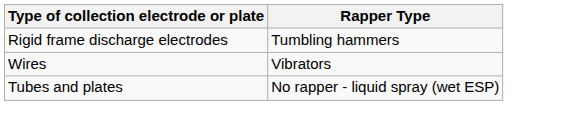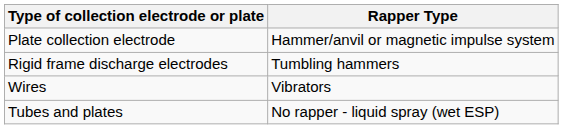+ row: (92, 40)
